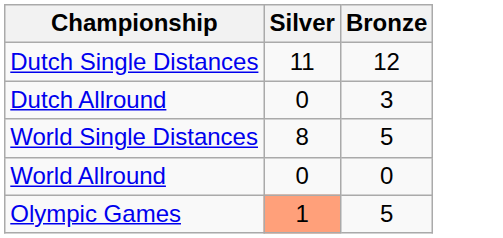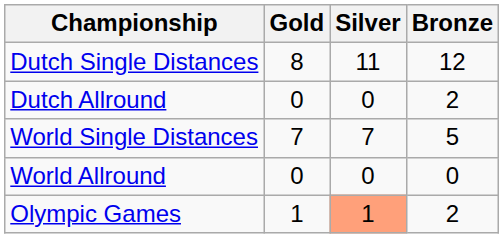+ column: (297, 23)
(387, 99) 3 -> (452, 99) 2
(302, 137) 8 -> (368, 137) 7
(387, 213) 5 -> (452, 213) 2
